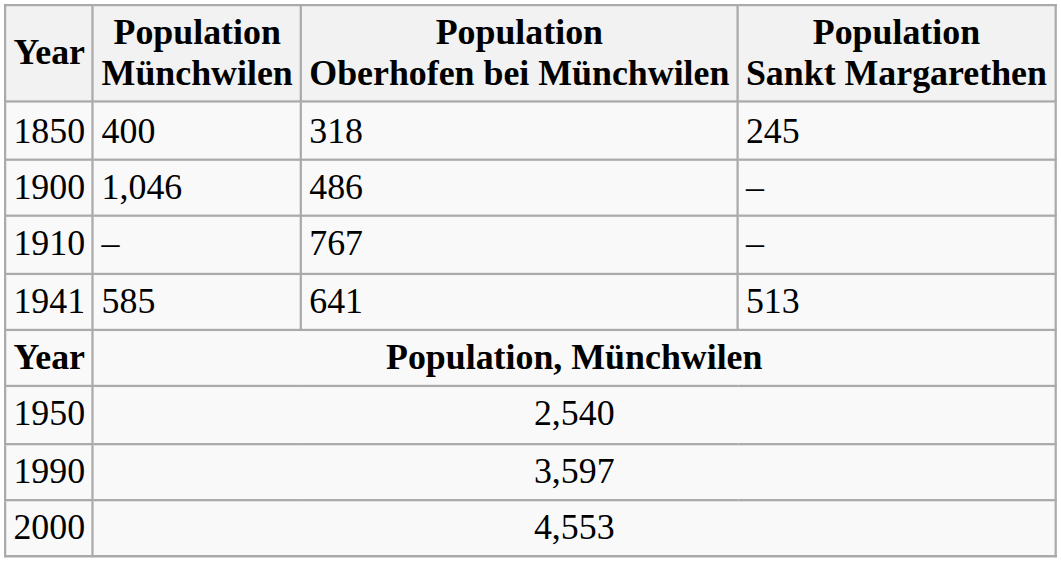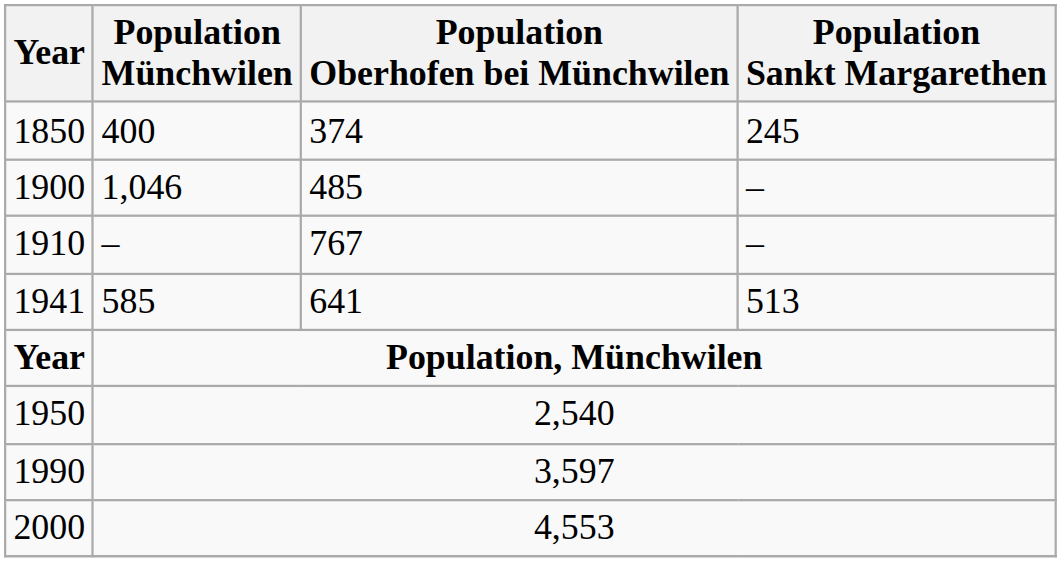(336, 130) 318 -> (336, 130) 374
(336, 186) 486 -> (336, 186) 485
